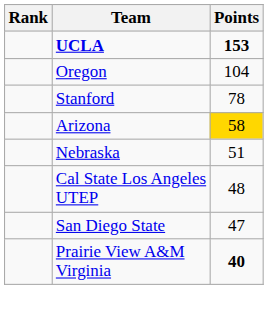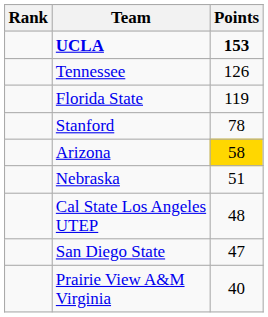+ row: (91, 71)
+ row: (99, 98)
- row: (81, 71)
(237, 261) bold -> (237, 288) normal
